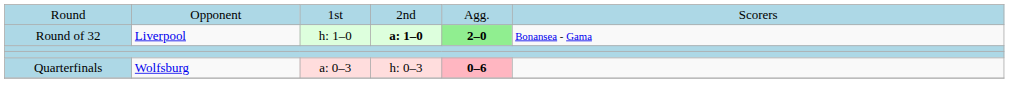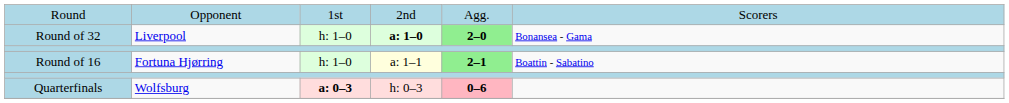+ row: (68, 61)
(335, 67) normal -> (335, 88) bold
